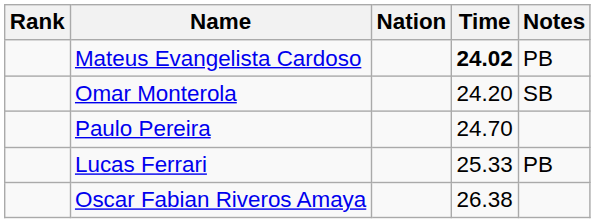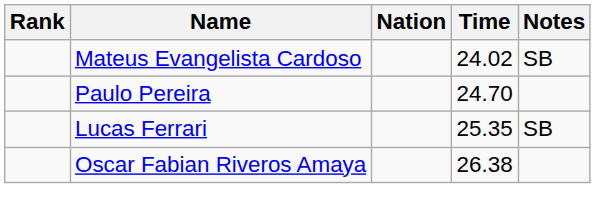(485, 57) bold -> (485, 57) normal
(538, 57) PB -> (538, 57) SB
- row: (156, 93)
(485, 164) 25.33 -> (485, 128) 25.35
(538, 164) PB -> (538, 128) SB
